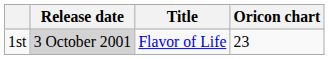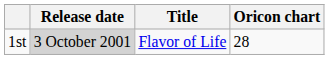(241, 41) 23 -> (241, 41) 28
